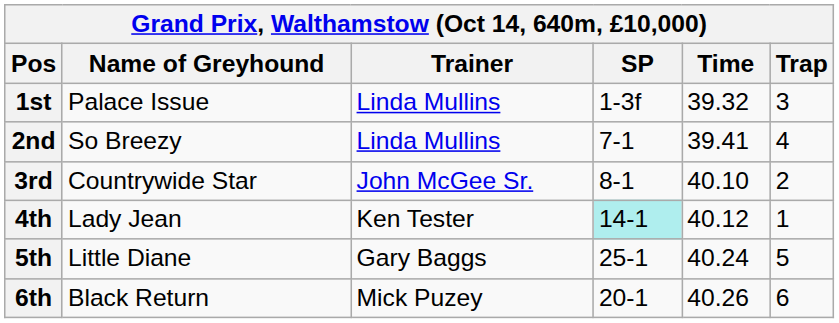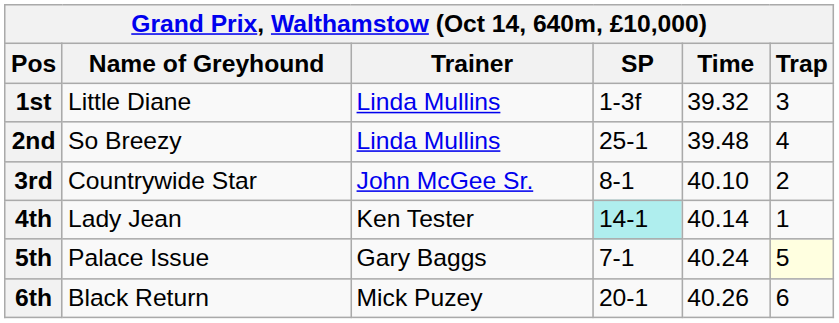(139, 102) Palace Issue -> (130, 102) Little Diane
(617, 141) 7-1 -> (624, 141) 25-1
(718, 141) 39.41 -> (718, 141) 39.48
(718, 219) 40.12 -> (718, 219) 40.14
(130, 258) Little Diane -> (139, 258) Palace Issue
(624, 258) 25-1 -> (617, 258) 7-1
(782, 258) no background -> (782, 258) lightyellow background
